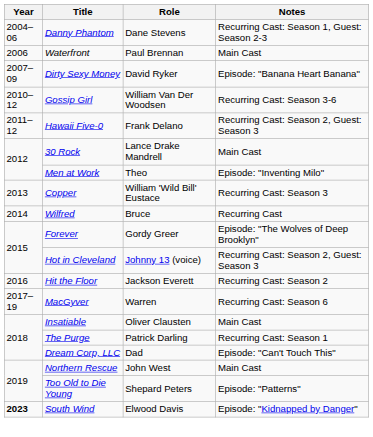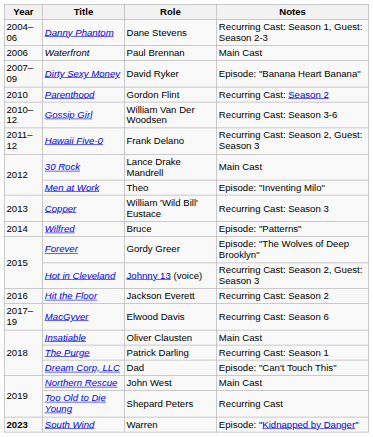+ row: (70, 94)
(250, 213) Recurring Cast -> (260, 229) Episode: "Patterns"
(141, 301) Warren -> (156, 317) Elwood Davis
(259, 388) Episode: "Patterns" -> (251, 403) Recurring Cast
(154, 409) Elwood Davis -> (142, 424) Warren
